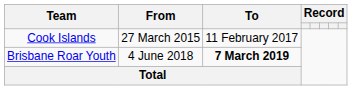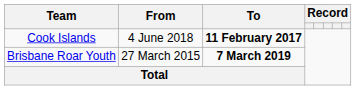(161, 38) 27 March 2015 -> (161, 38) 4 June 2018
(252, 38) normal -> (254, 38) bold
(161, 56) 4 June 2018 -> (161, 56) 27 March 2015
